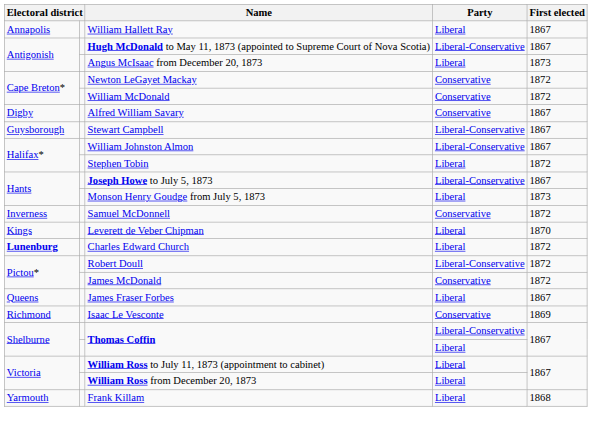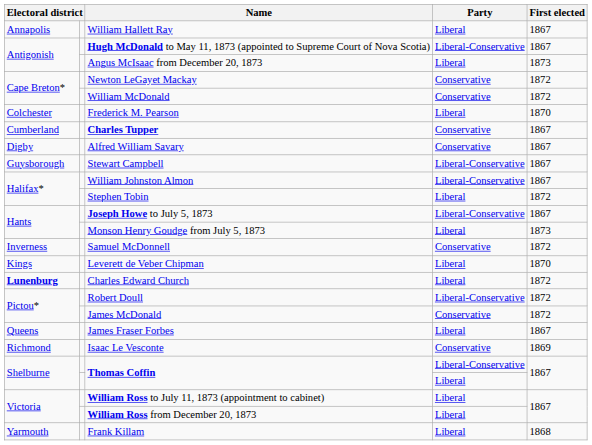+ row: (133, 113)
+ row: (123, 130)
